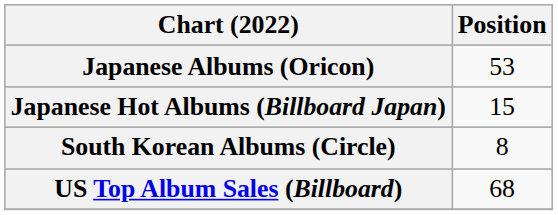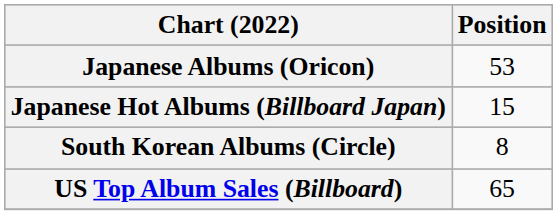(502, 188) 68 -> (502, 188) 65
